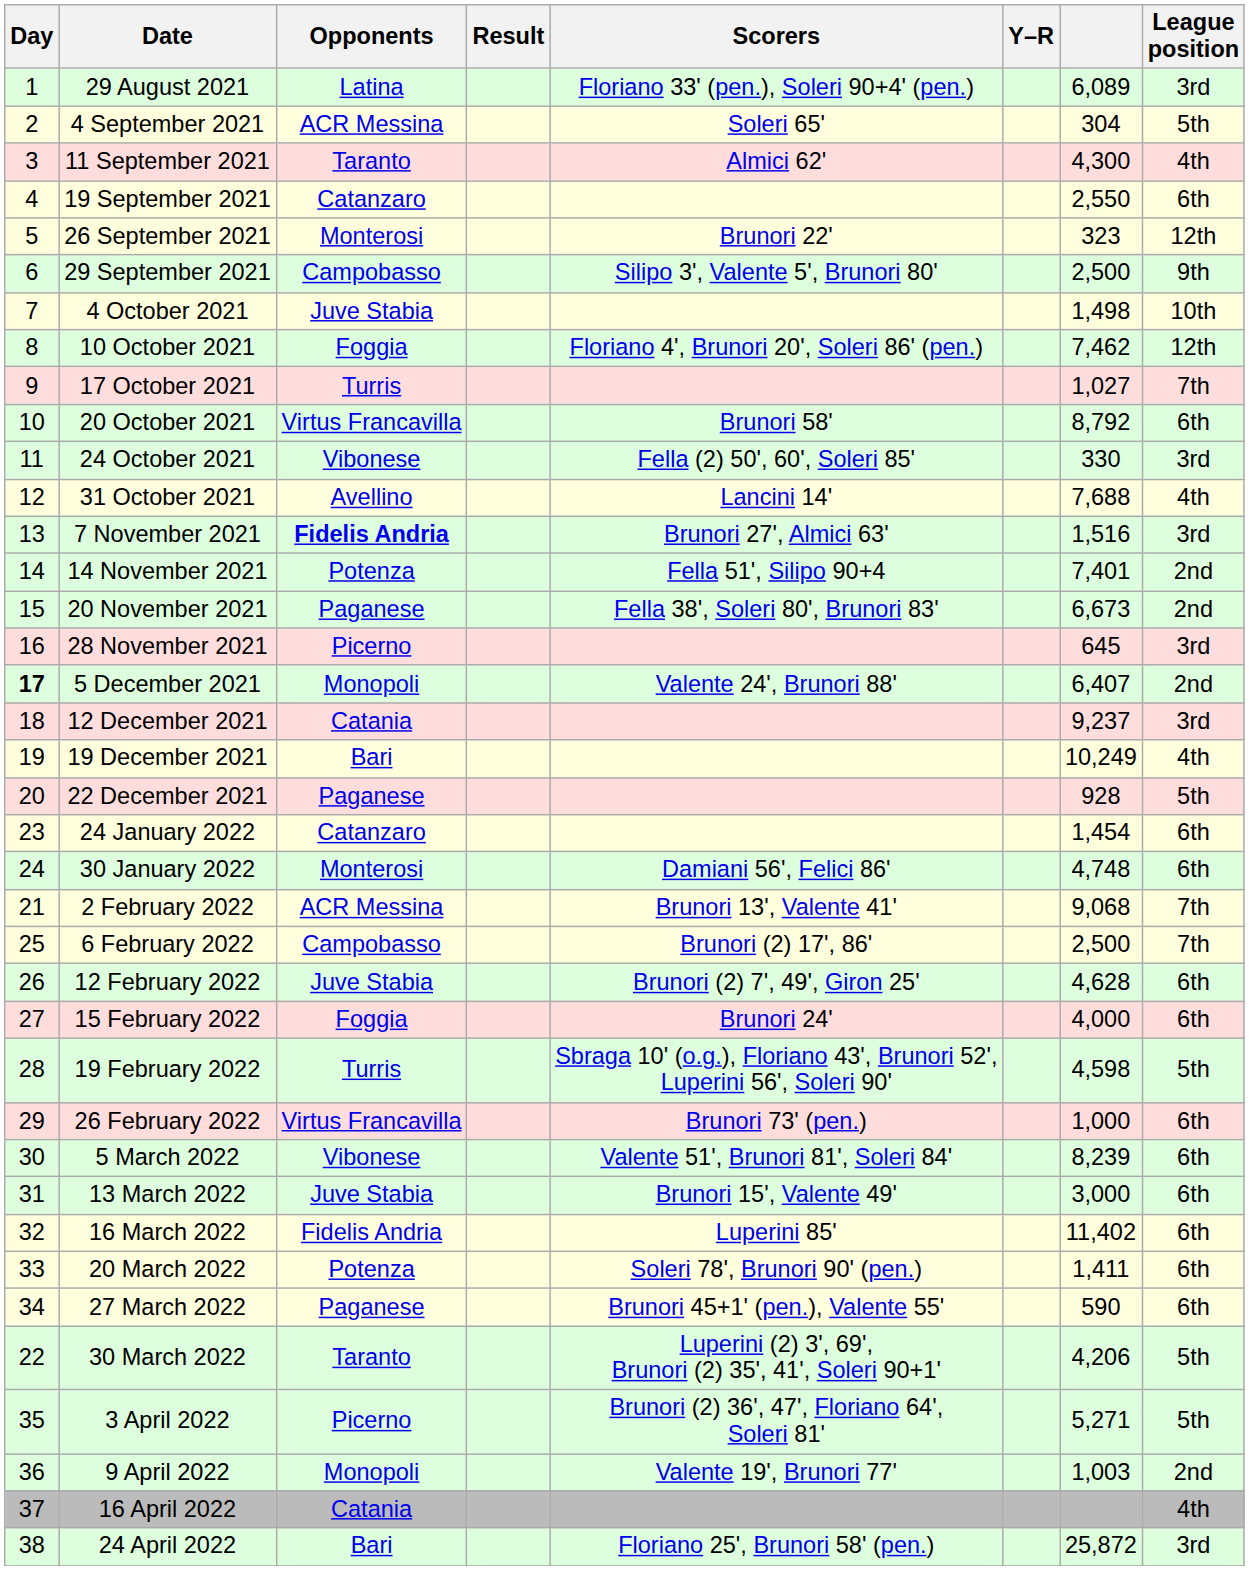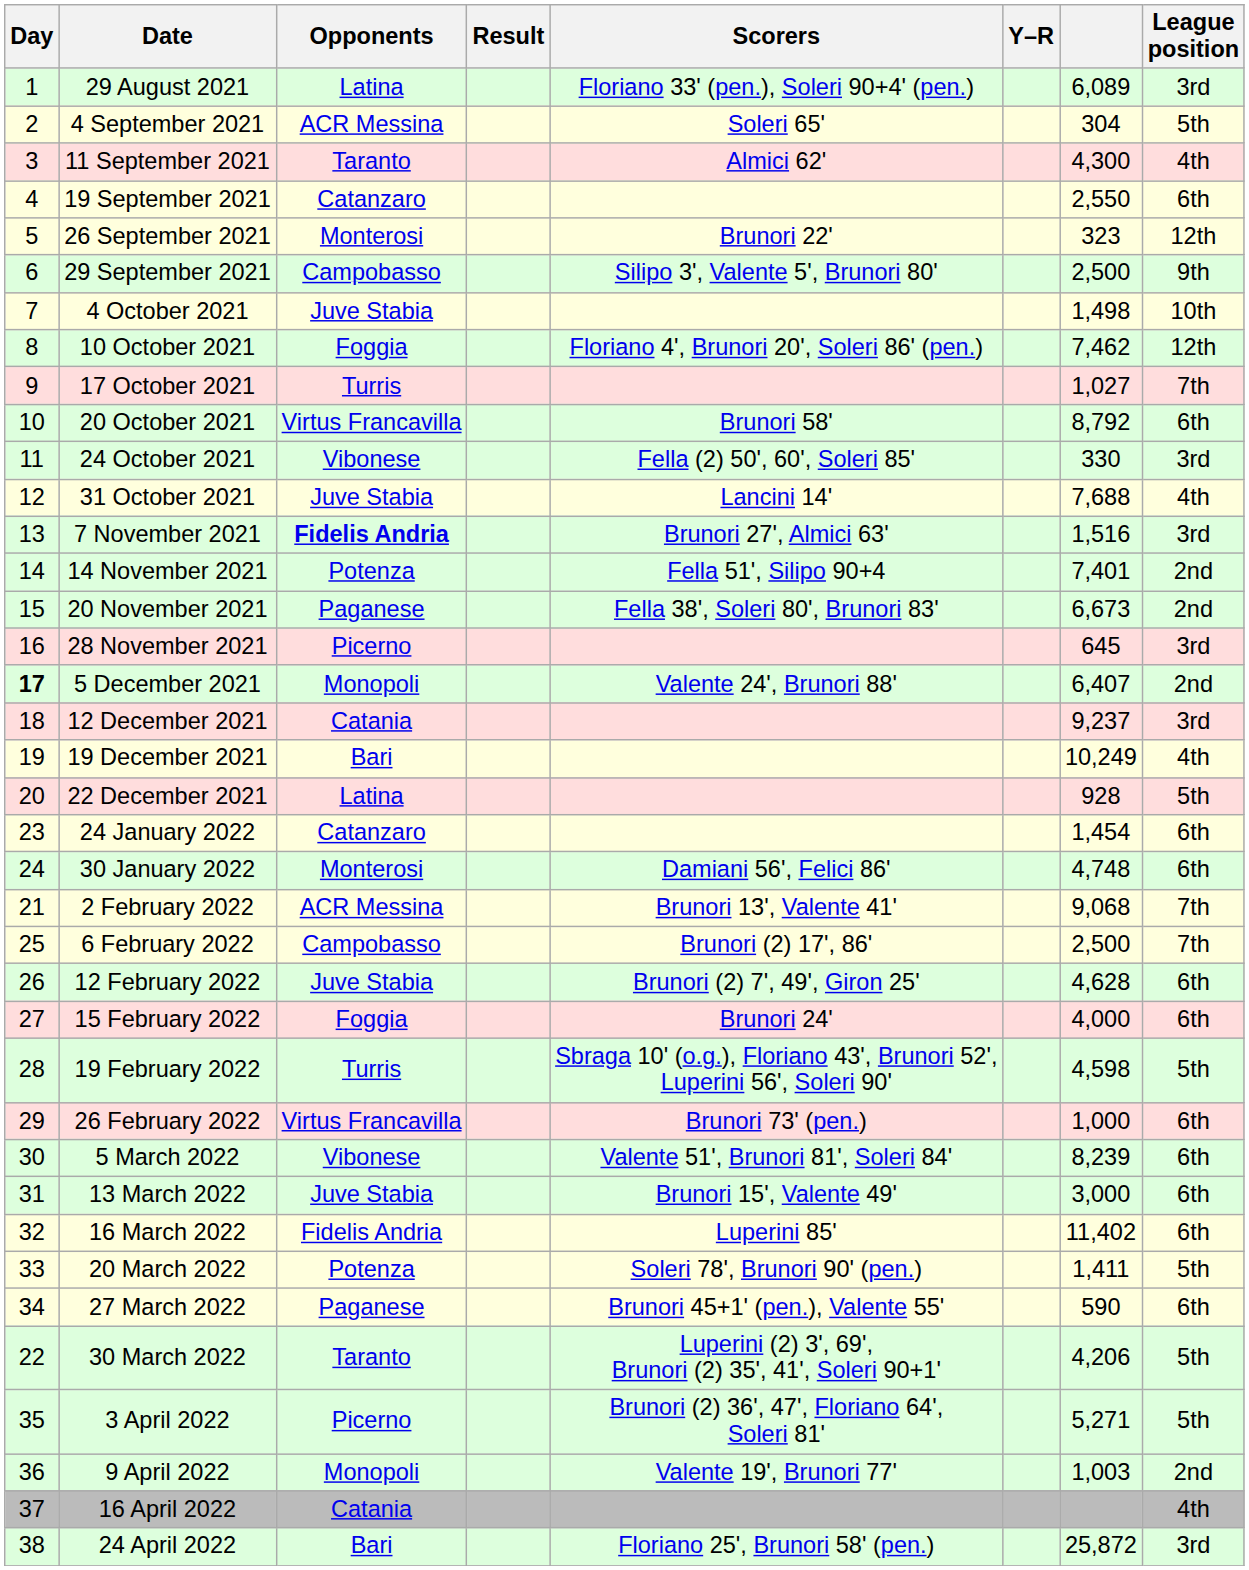(372, 497) Avellino -> (372, 497) Juve Stabia
(372, 795) Paganese -> (372, 795) Latina
(1193, 1269) 6th -> (1193, 1269) 5th
